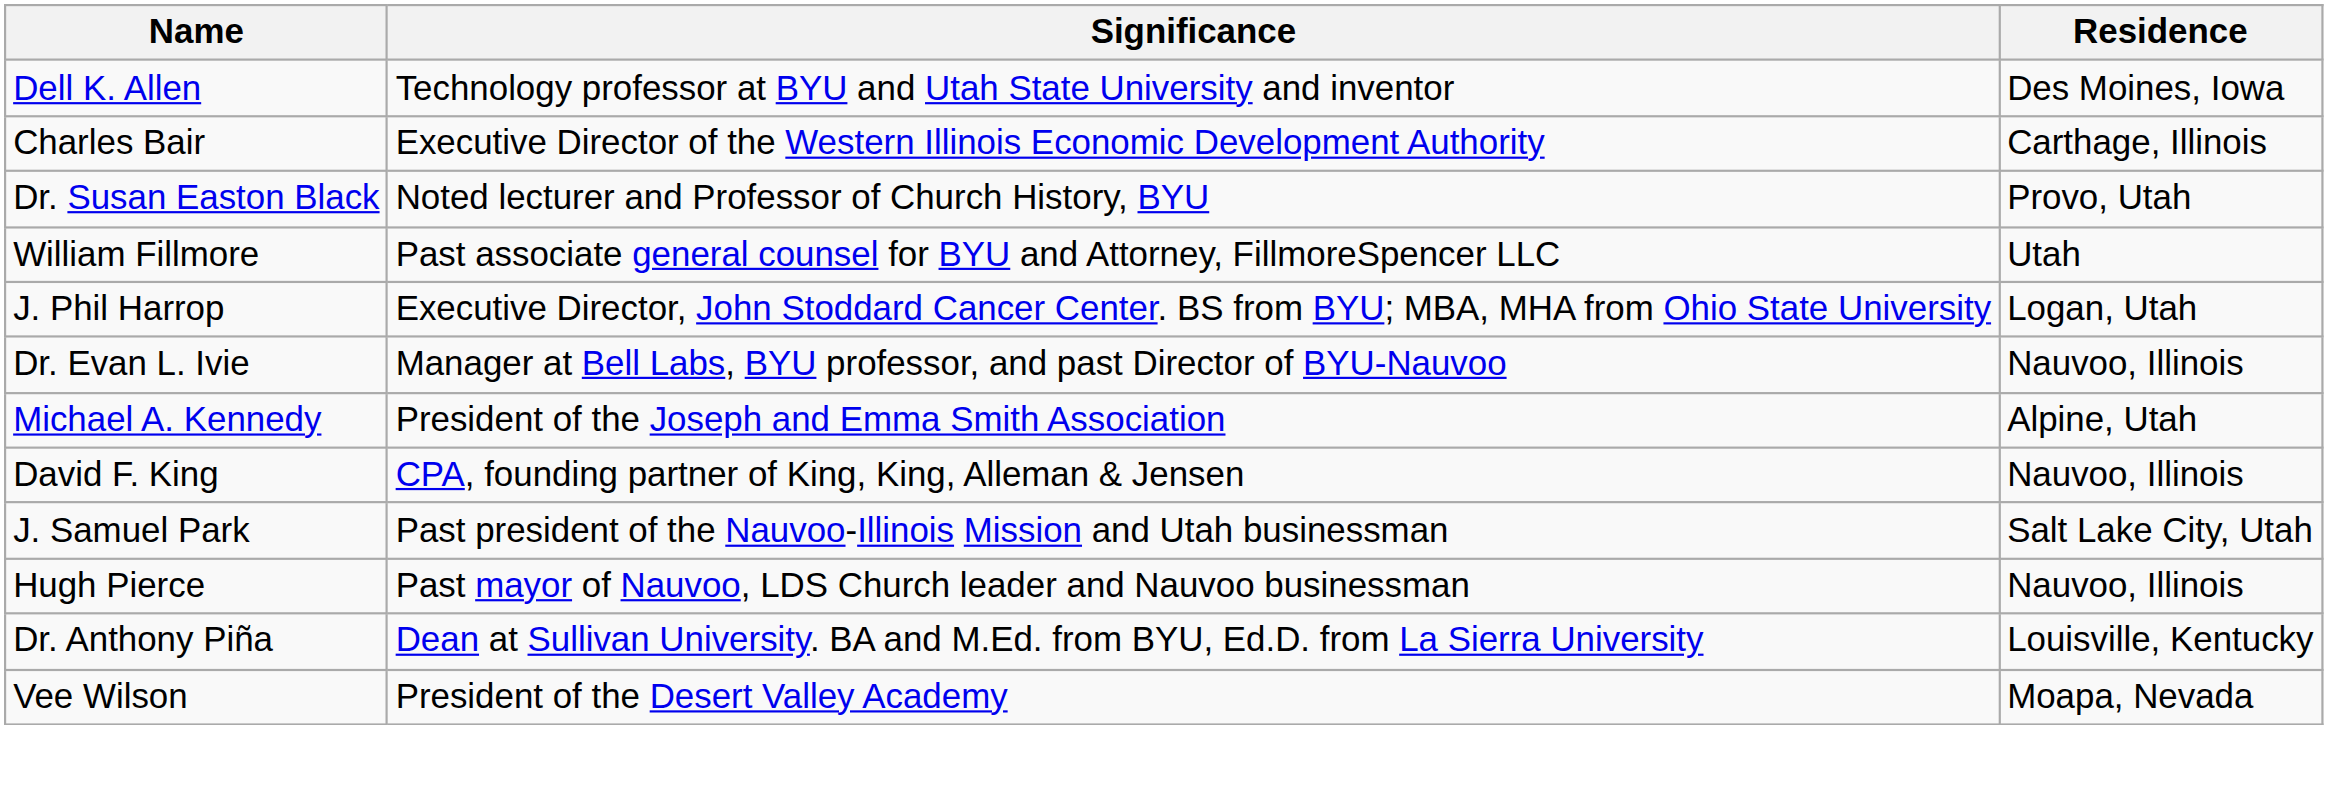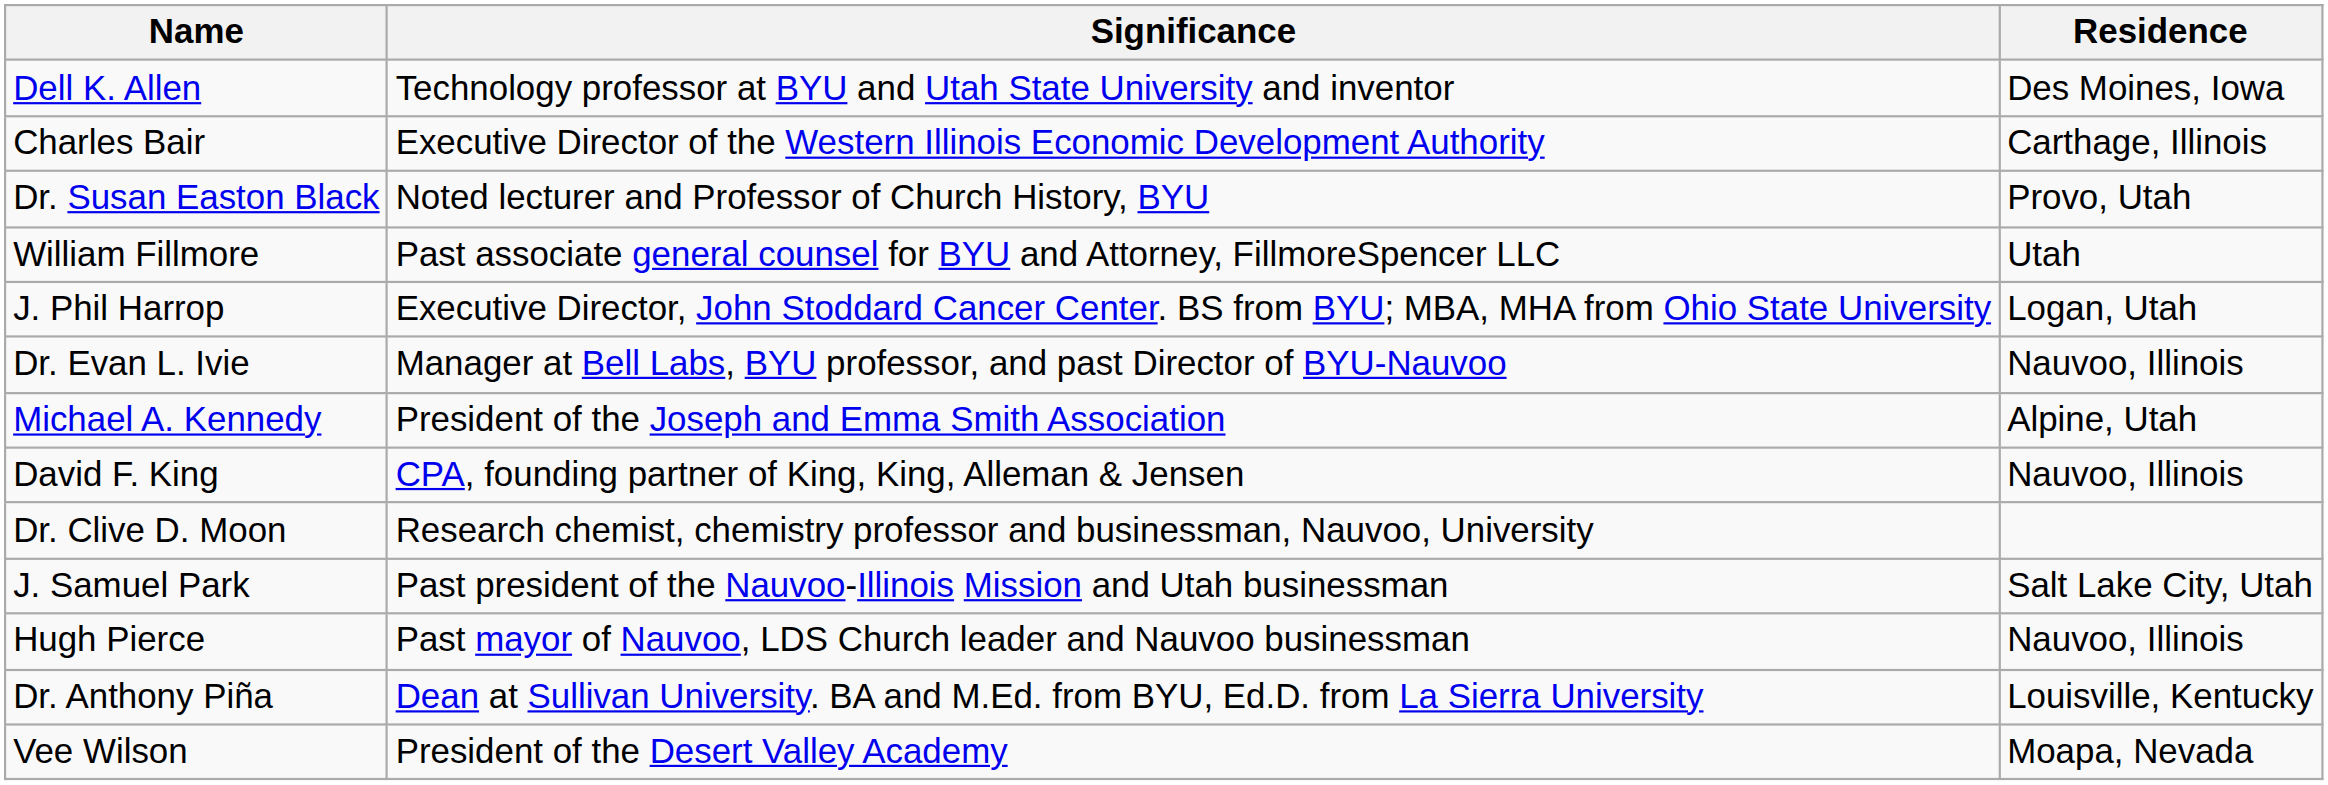+ row: (150, 530)
